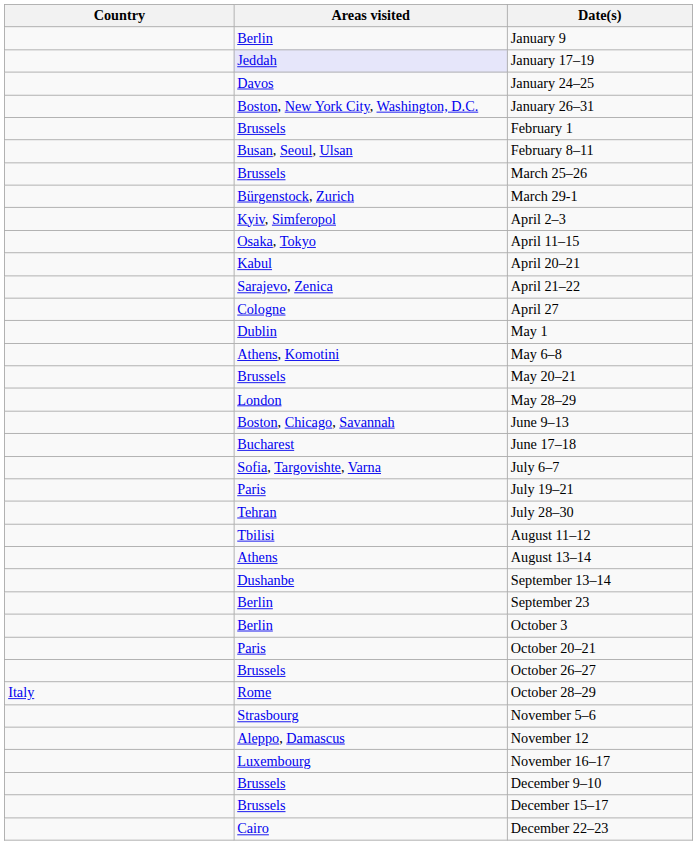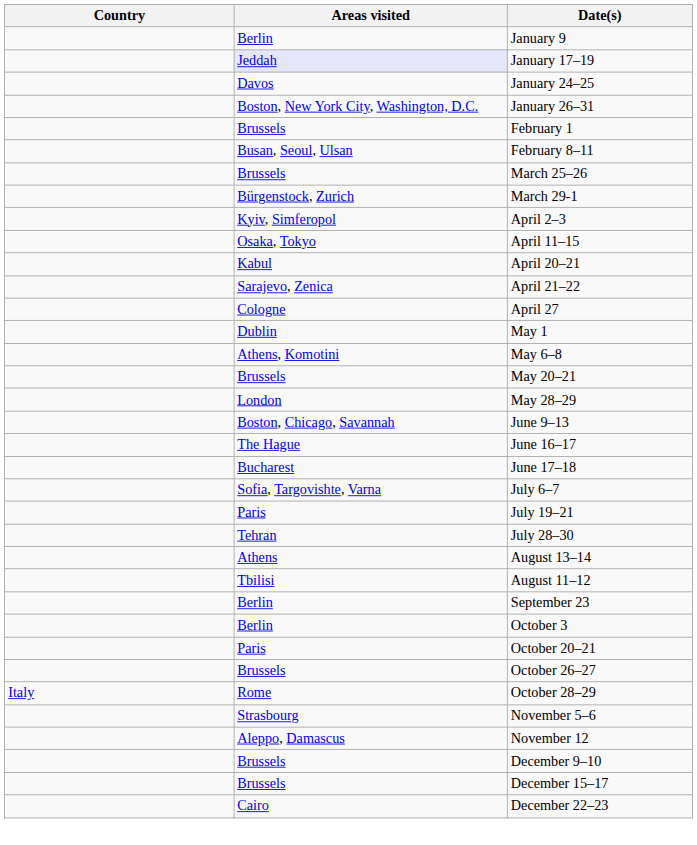+ row: (543, 444)
rows swapped: (551, 535) <-> (551, 557)
- row: (561, 580)
- row: (560, 761)
